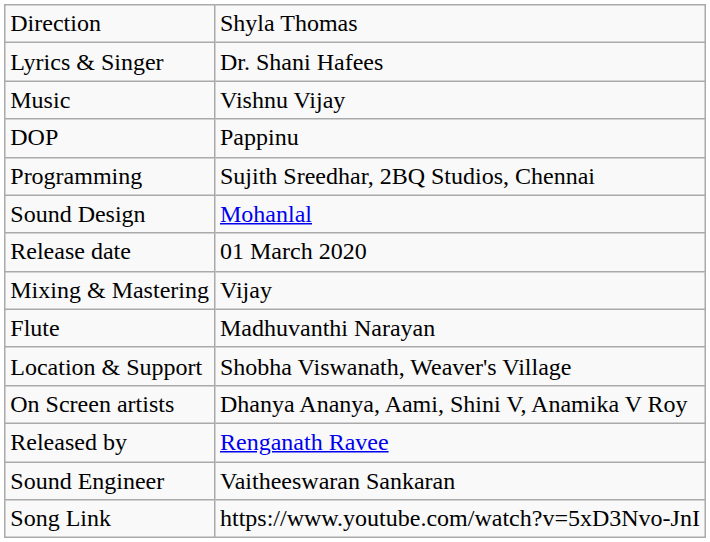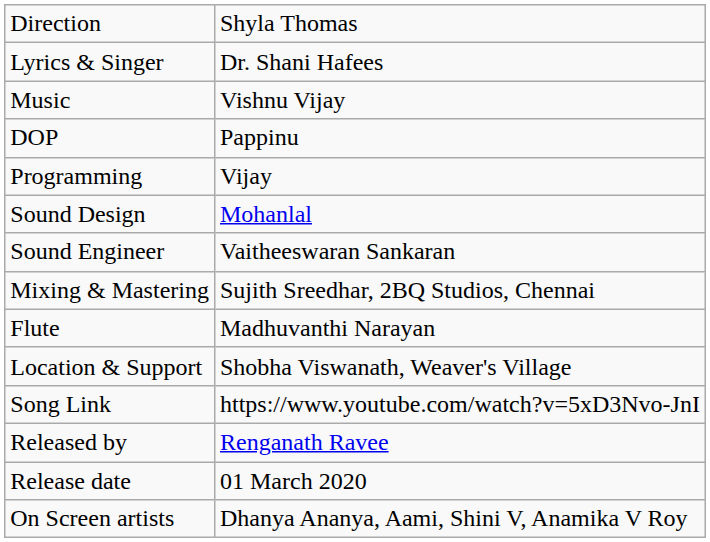(408, 175) Sujith Sreedhar, 2BQ Studios, Chennai -> (246, 175) Vijay
rows swapped: (87, 480) <-> (71, 251)
(246, 289) Vijay -> (408, 289) Sujith Sreedhar, 2BQ Studios, Chennai
rows swapped: (92, 404) <-> (61, 518)
